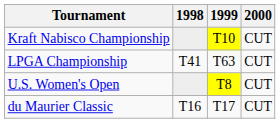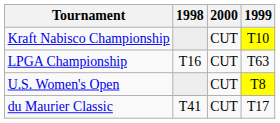columns swapped: (224, 16) <-> (258, 16)
(190, 61) T41 -> (190, 61) T16
(190, 107) T16 -> (190, 107) T41
